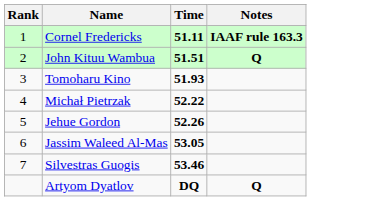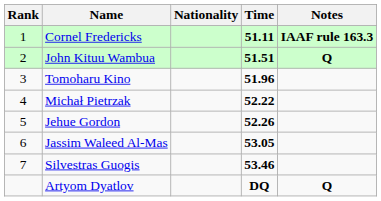+ column: (206, 15)
(189, 79) 51.93 -> (259, 79) 51.96
